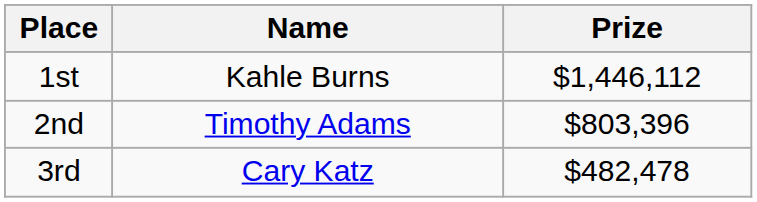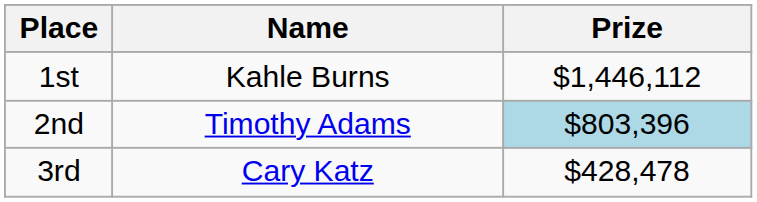(627, 123) no background -> (627, 123) lightblue background
(627, 171) $482,478 -> (627, 171) $428,478
